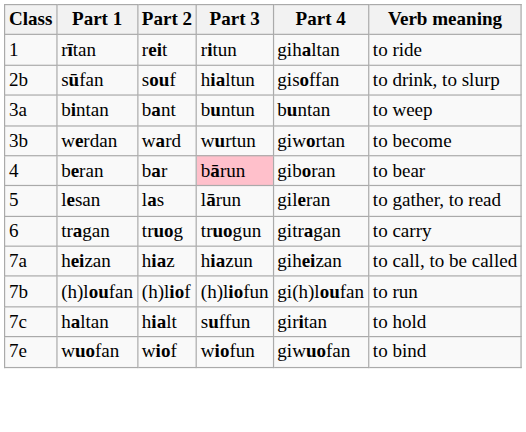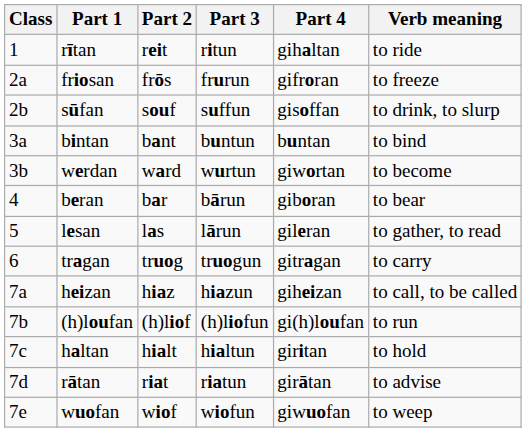+ row: (88, 79)
(228, 79) hialtun -> (226, 110) suffun
(403, 110) to weep -> (400, 140) to bind
(223, 170) pink background -> (223, 200) no background
(226, 321) suffun -> (228, 351) hialtun
+ row: (81, 381)
(400, 351) to bind -> (403, 412) to weep
